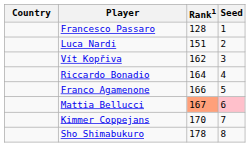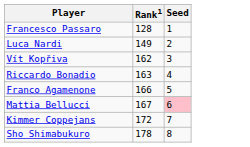- column: (31, 13)
(198, 44) 151 -> (144, 44) 149
(198, 74) 164 -> (144, 74) 163
(198, 104) lightsalmon background -> (144, 104) no background
(198, 120) 170 -> (144, 120) 172
